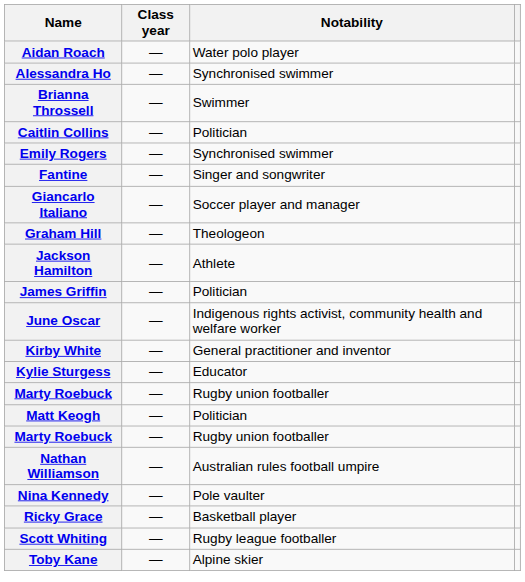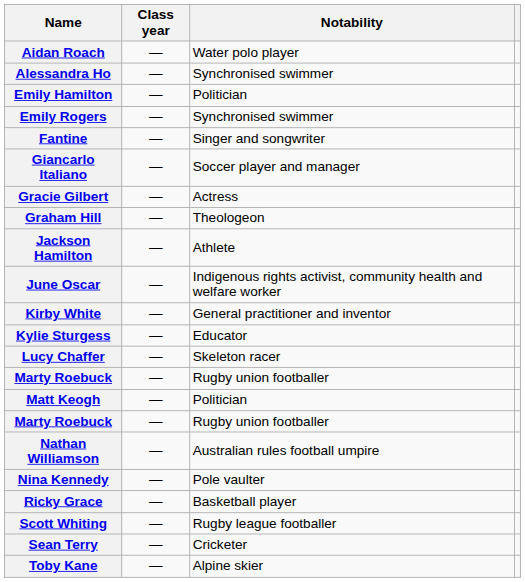- row: (63, 102)
- row: (63, 132)
+ row: (63, 95)
+ row: (63, 196)
- row: (63, 292)
+ row: (63, 356)
+ row: (63, 544)
